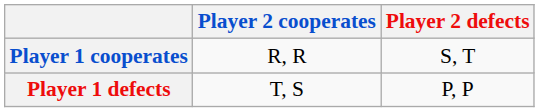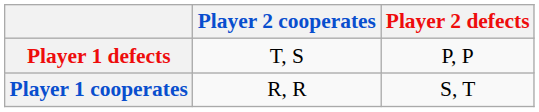rows swapped: (99, 55) <-> (99, 89)
